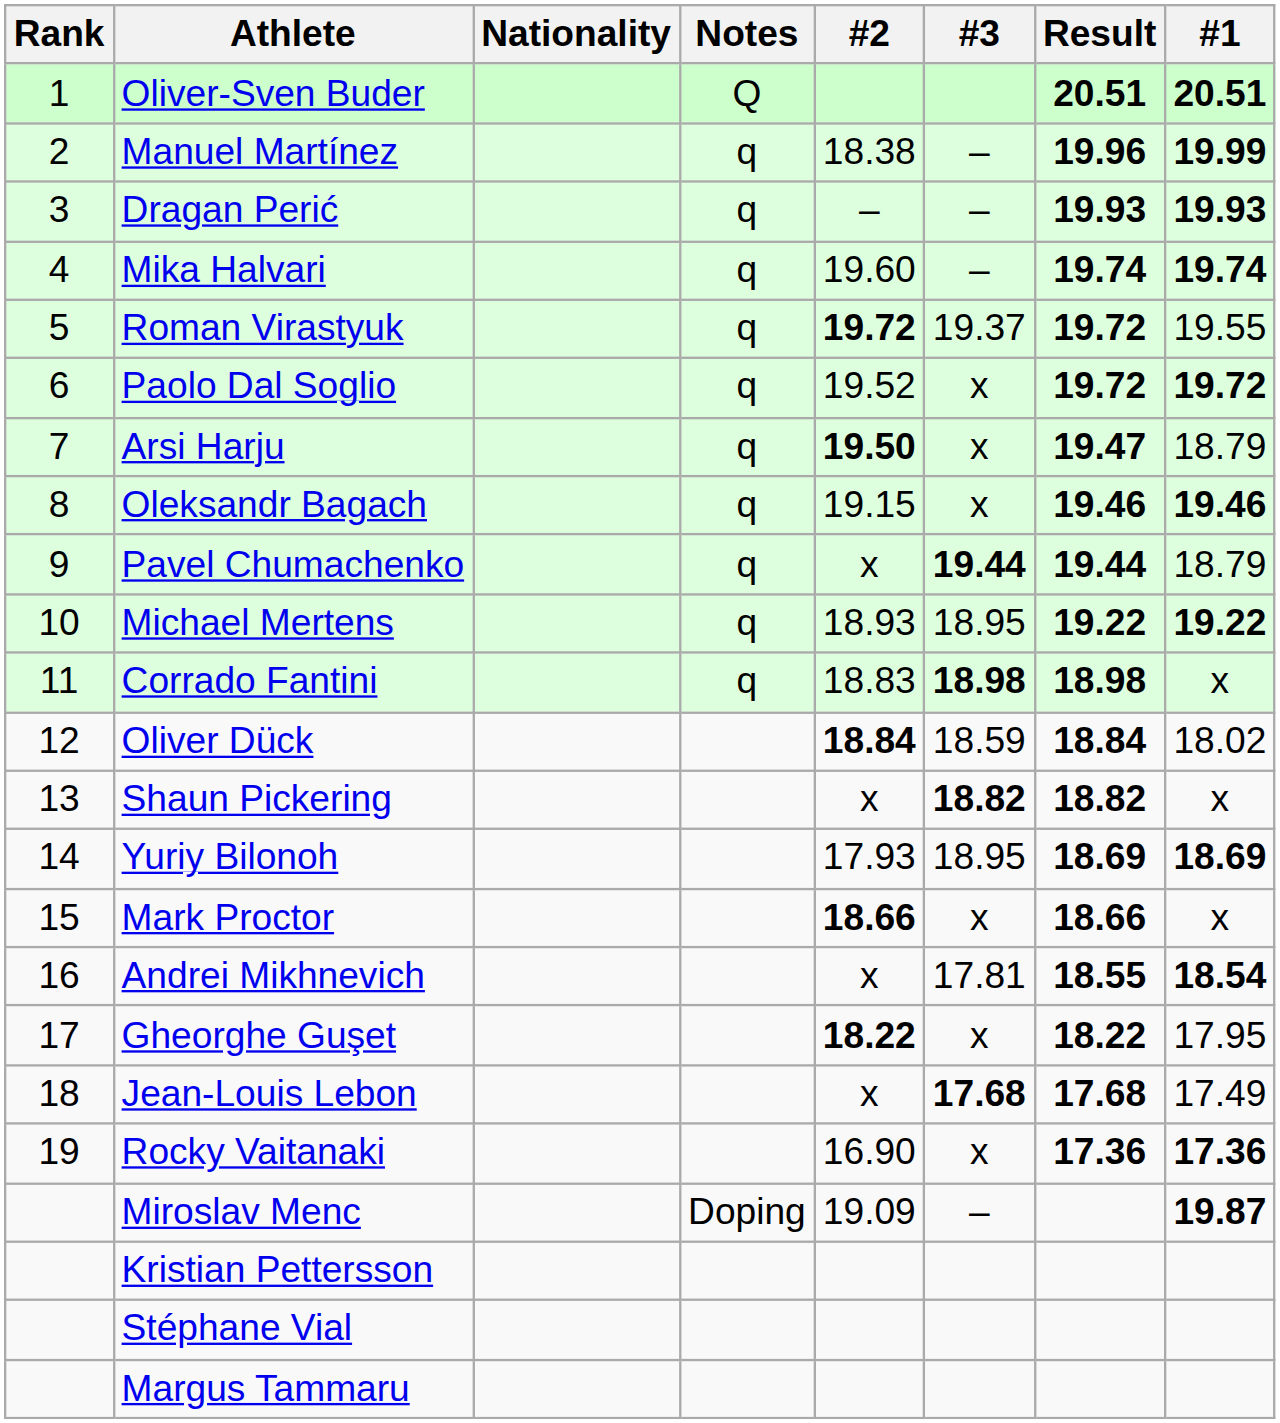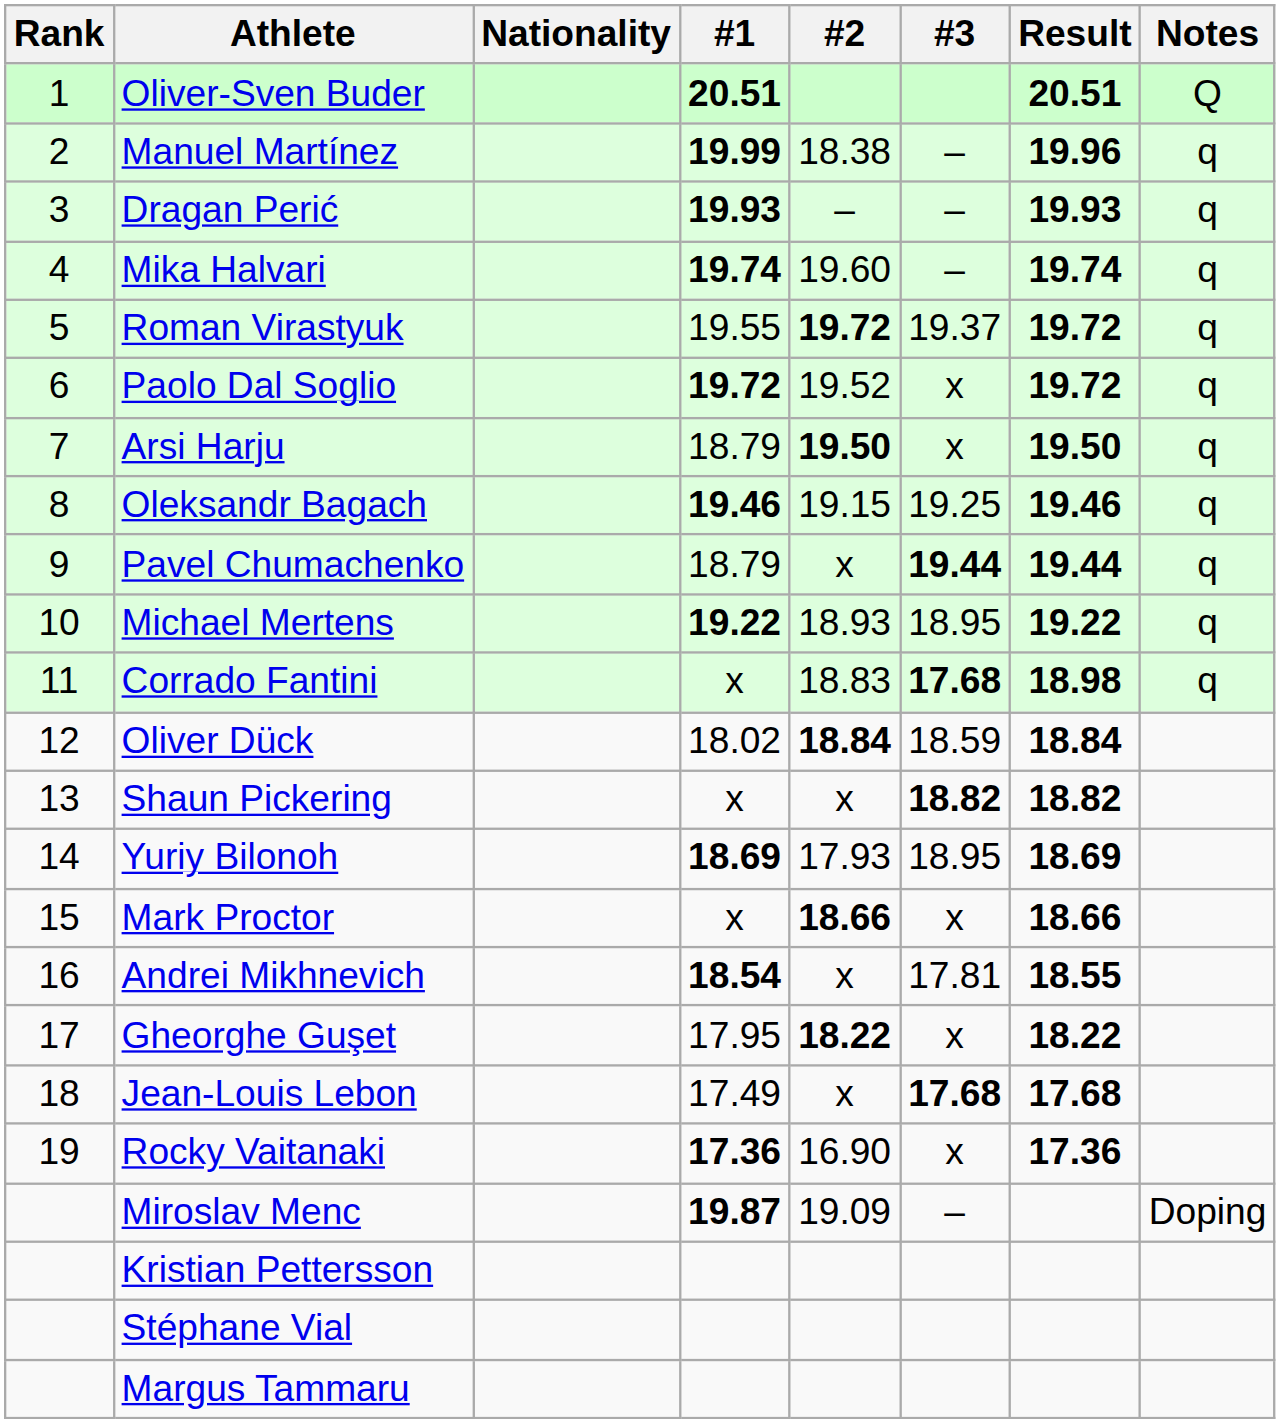columns swapped: (1220, 33) <-> (747, 33)
(1100, 446) 19.47 -> (1075, 446) 19.50
(979, 504) x -> (955, 504) 19.25
(979, 681) 18.98 -> (955, 681) 17.68
